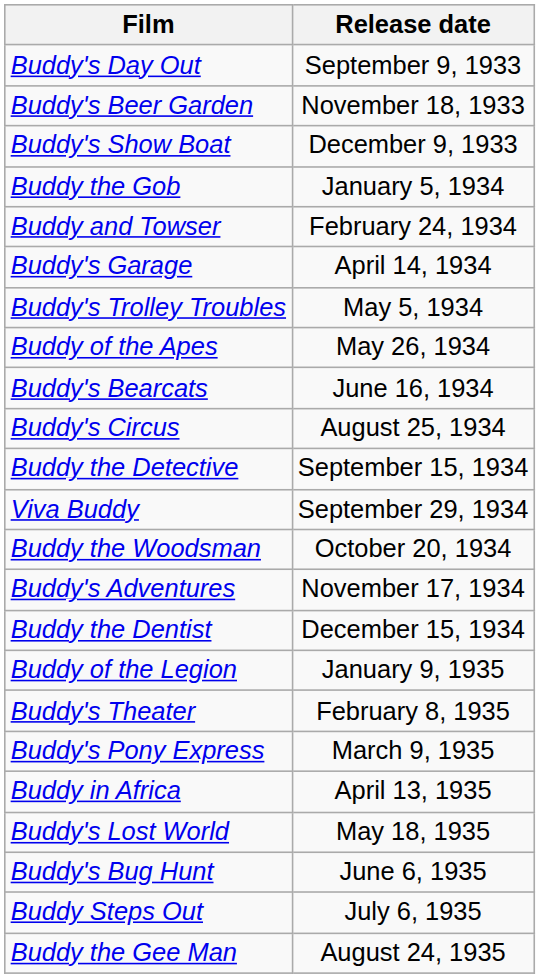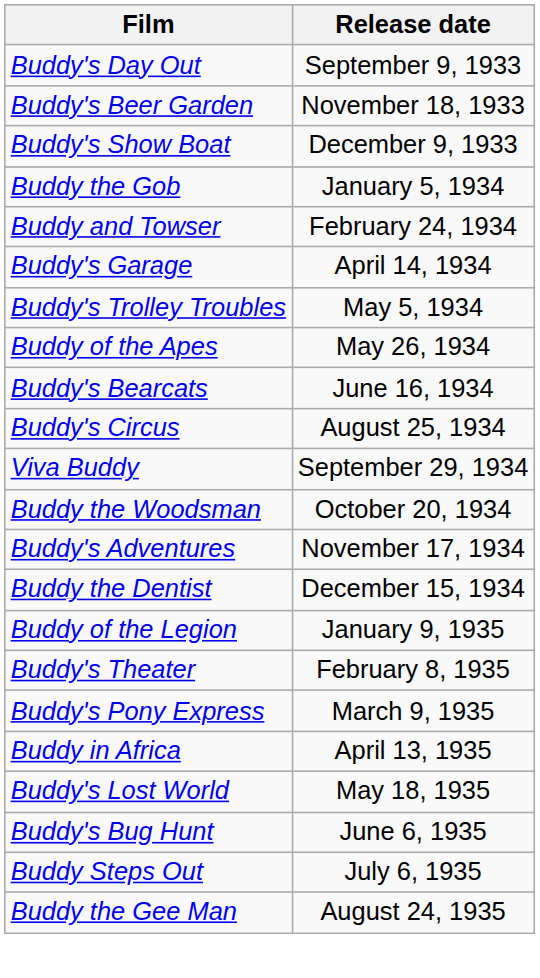- row: (125, 468)
